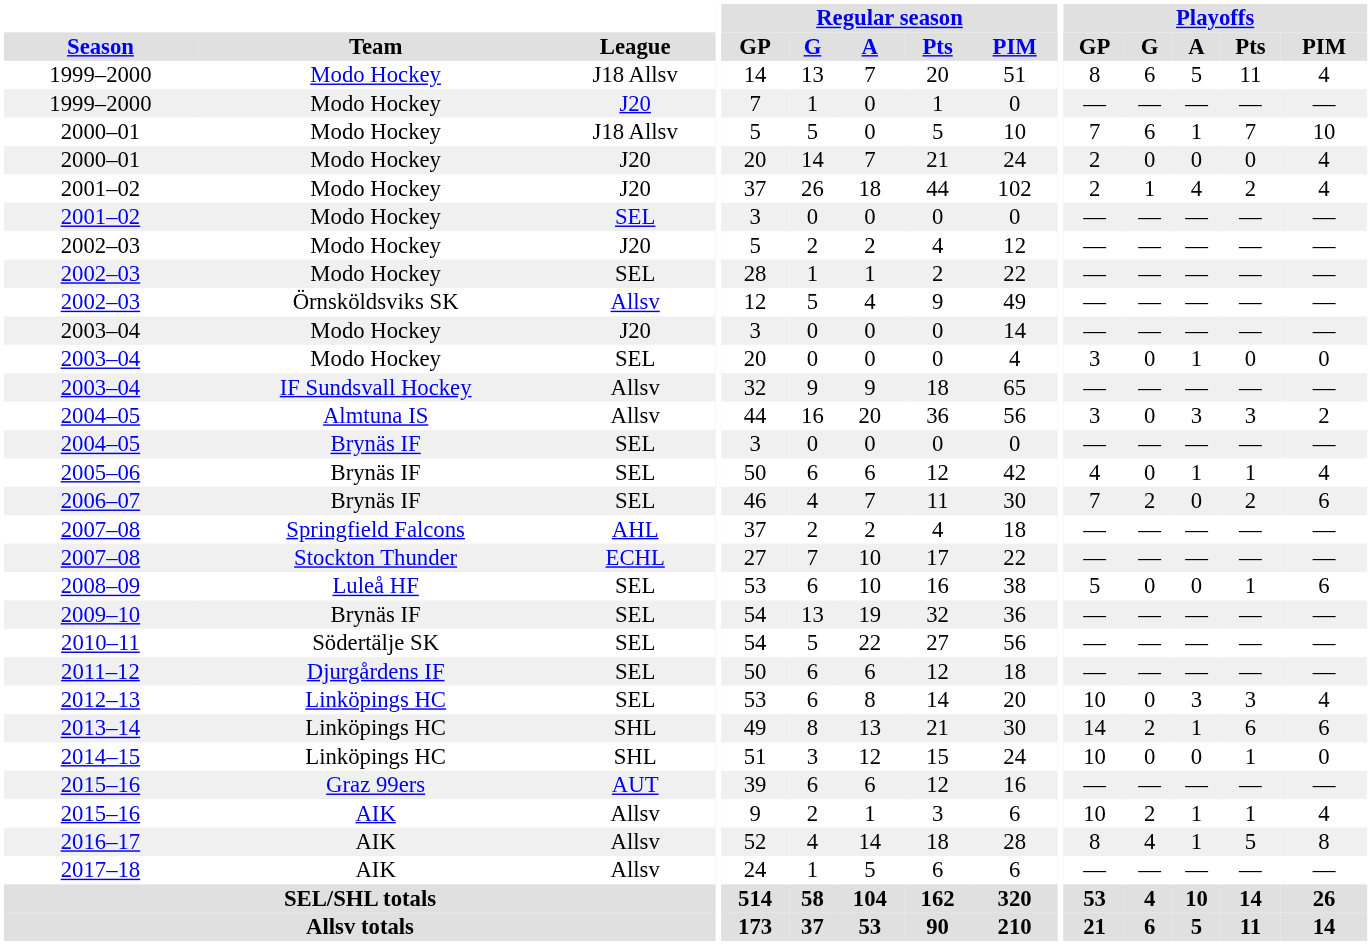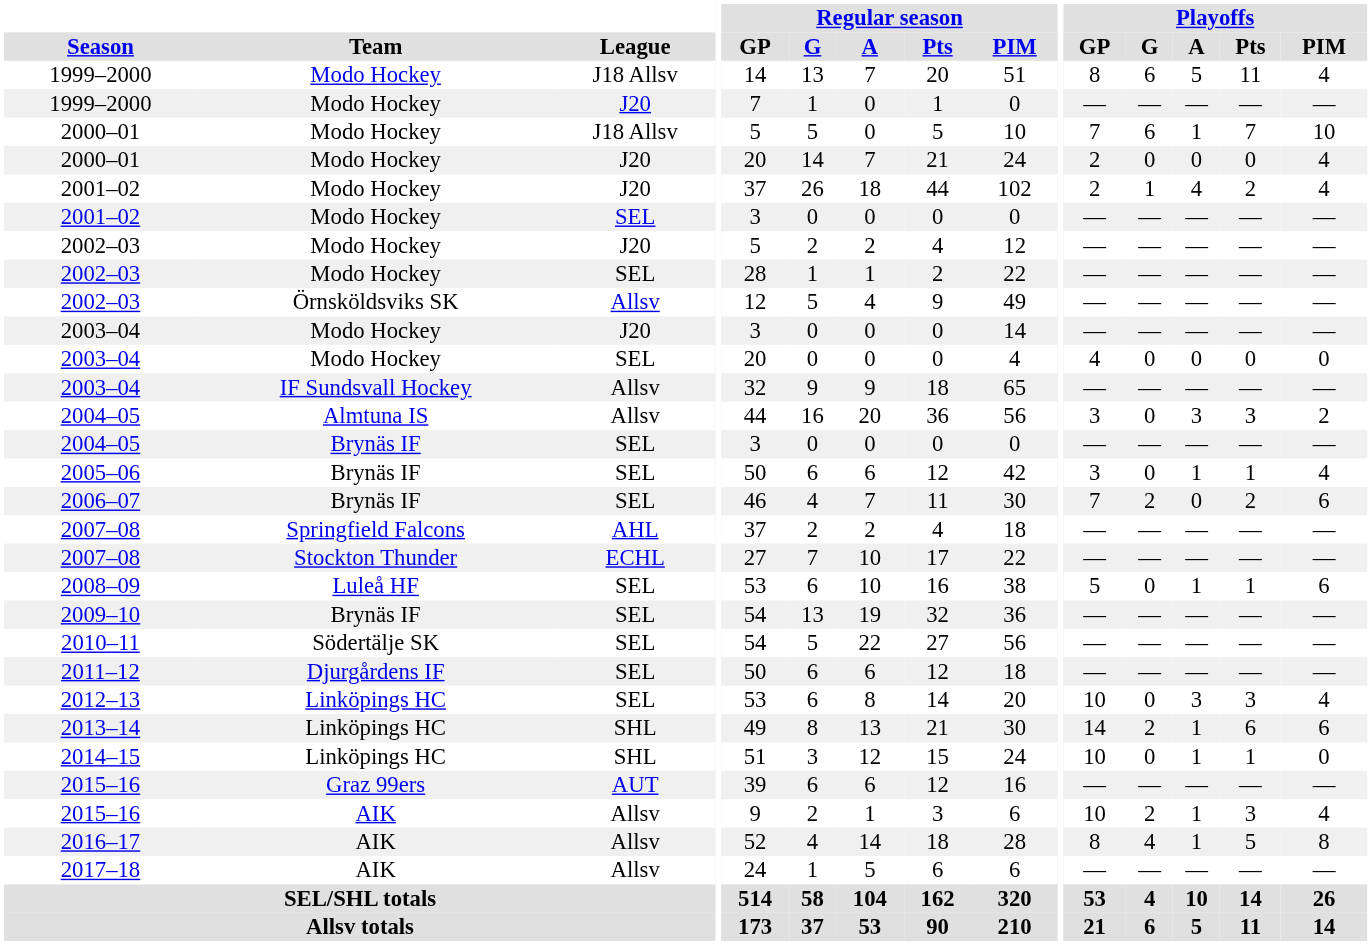(1095, 358) 3 -> (1095, 358) 4
(1197, 358) 1 -> (1197, 358) 0
(1095, 472) 4 -> (1095, 472) 3
(1197, 585) 0 -> (1197, 585) 1
(1197, 756) 0 -> (1197, 756) 1
(1250, 813) 1 -> (1250, 813) 3
